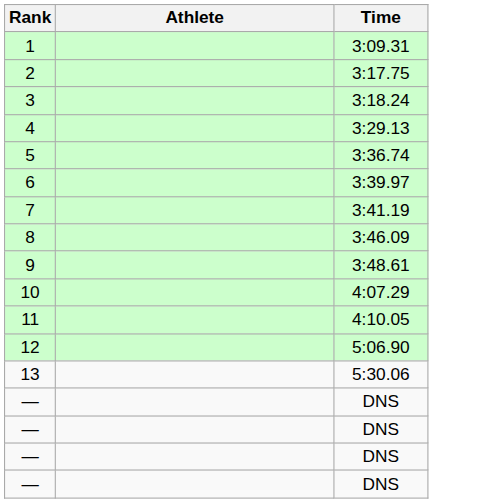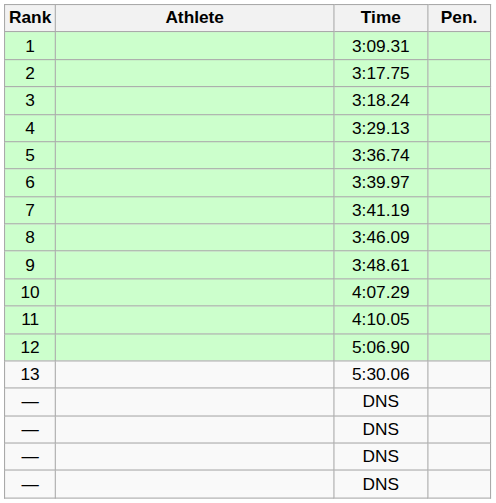+ column: (459, 18)
